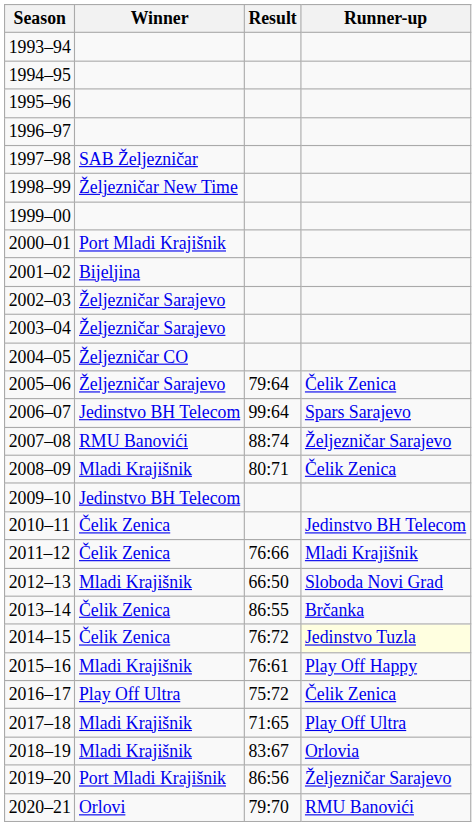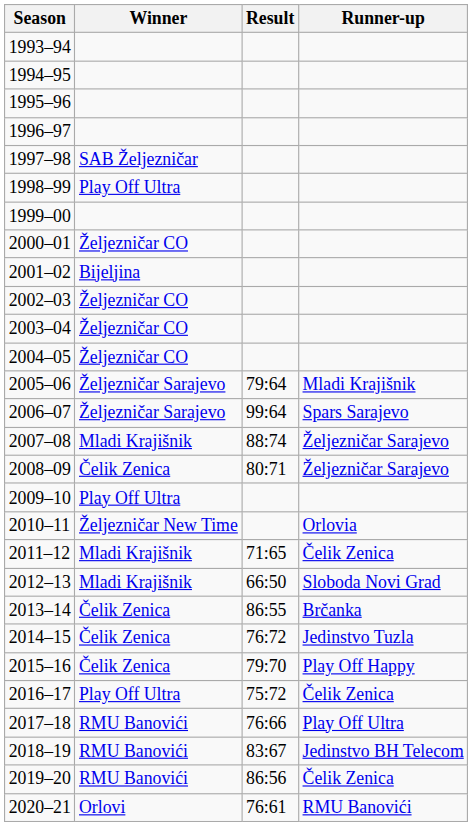(158, 187) Željezničar New Time -> (130, 187) Play Off Ultra
(152, 243) Port Mladi Krajišnik -> (133, 243) Željezničar CO
(152, 300) Željezničar Sarajevo -> (133, 300) Željezničar CO
(152, 328) Željezničar Sarajevo -> (133, 328) Željezničar CO
(351, 384) Čelik Zenica -> (359, 384) Mladi Krajišnik
(160, 412) Jedinstvo BH Telecom -> (152, 412) Željezničar Sarajevo
(134, 441) RMU Banovići -> (135, 441) Mladi Krajišnik
(135, 469) Mladi Krajišnik -> (125, 469) Čelik Zenica
(351, 469) Čelik Zenica -> (376, 469) Željezničar Sarajevo
(160, 497) Jedinstvo BH Telecom -> (130, 497) Play Off Ultra
(125, 525) Čelik Zenica -> (158, 525) Željezničar New Time
(386, 525) Jedinstvo BH Telecom -> (330, 525) Orlovia
(125, 553) Čelik Zenica -> (135, 553) Mladi Krajišnik
(269, 553) 76:66 -> (266, 553) 71:65
(361, 553) Mladi Krajišnik -> (348, 553) Čelik Zenica
(360, 638) lightyellow background -> (358, 638) no background
(135, 666) Mladi Krajišnik -> (125, 666) Čelik Zenica
(269, 666) 76:61 -> (266, 666) 79:70
(135, 722) Mladi Krajišnik -> (134, 722) RMU Banovići
(269, 722) 71:65 -> (266, 722) 76:66
(135, 750) Mladi Krajišnik -> (134, 750) RMU Banovići
(332, 750) Orlovia -> (383, 750) Jedinstvo BH Telecom
(152, 779) Port Mladi Krajišnik -> (134, 779) RMU Banovići
(378, 779) Željezničar Sarajevo -> (348, 779) Čelik Zenica
(269, 807) 79:70 -> (266, 807) 76:61
